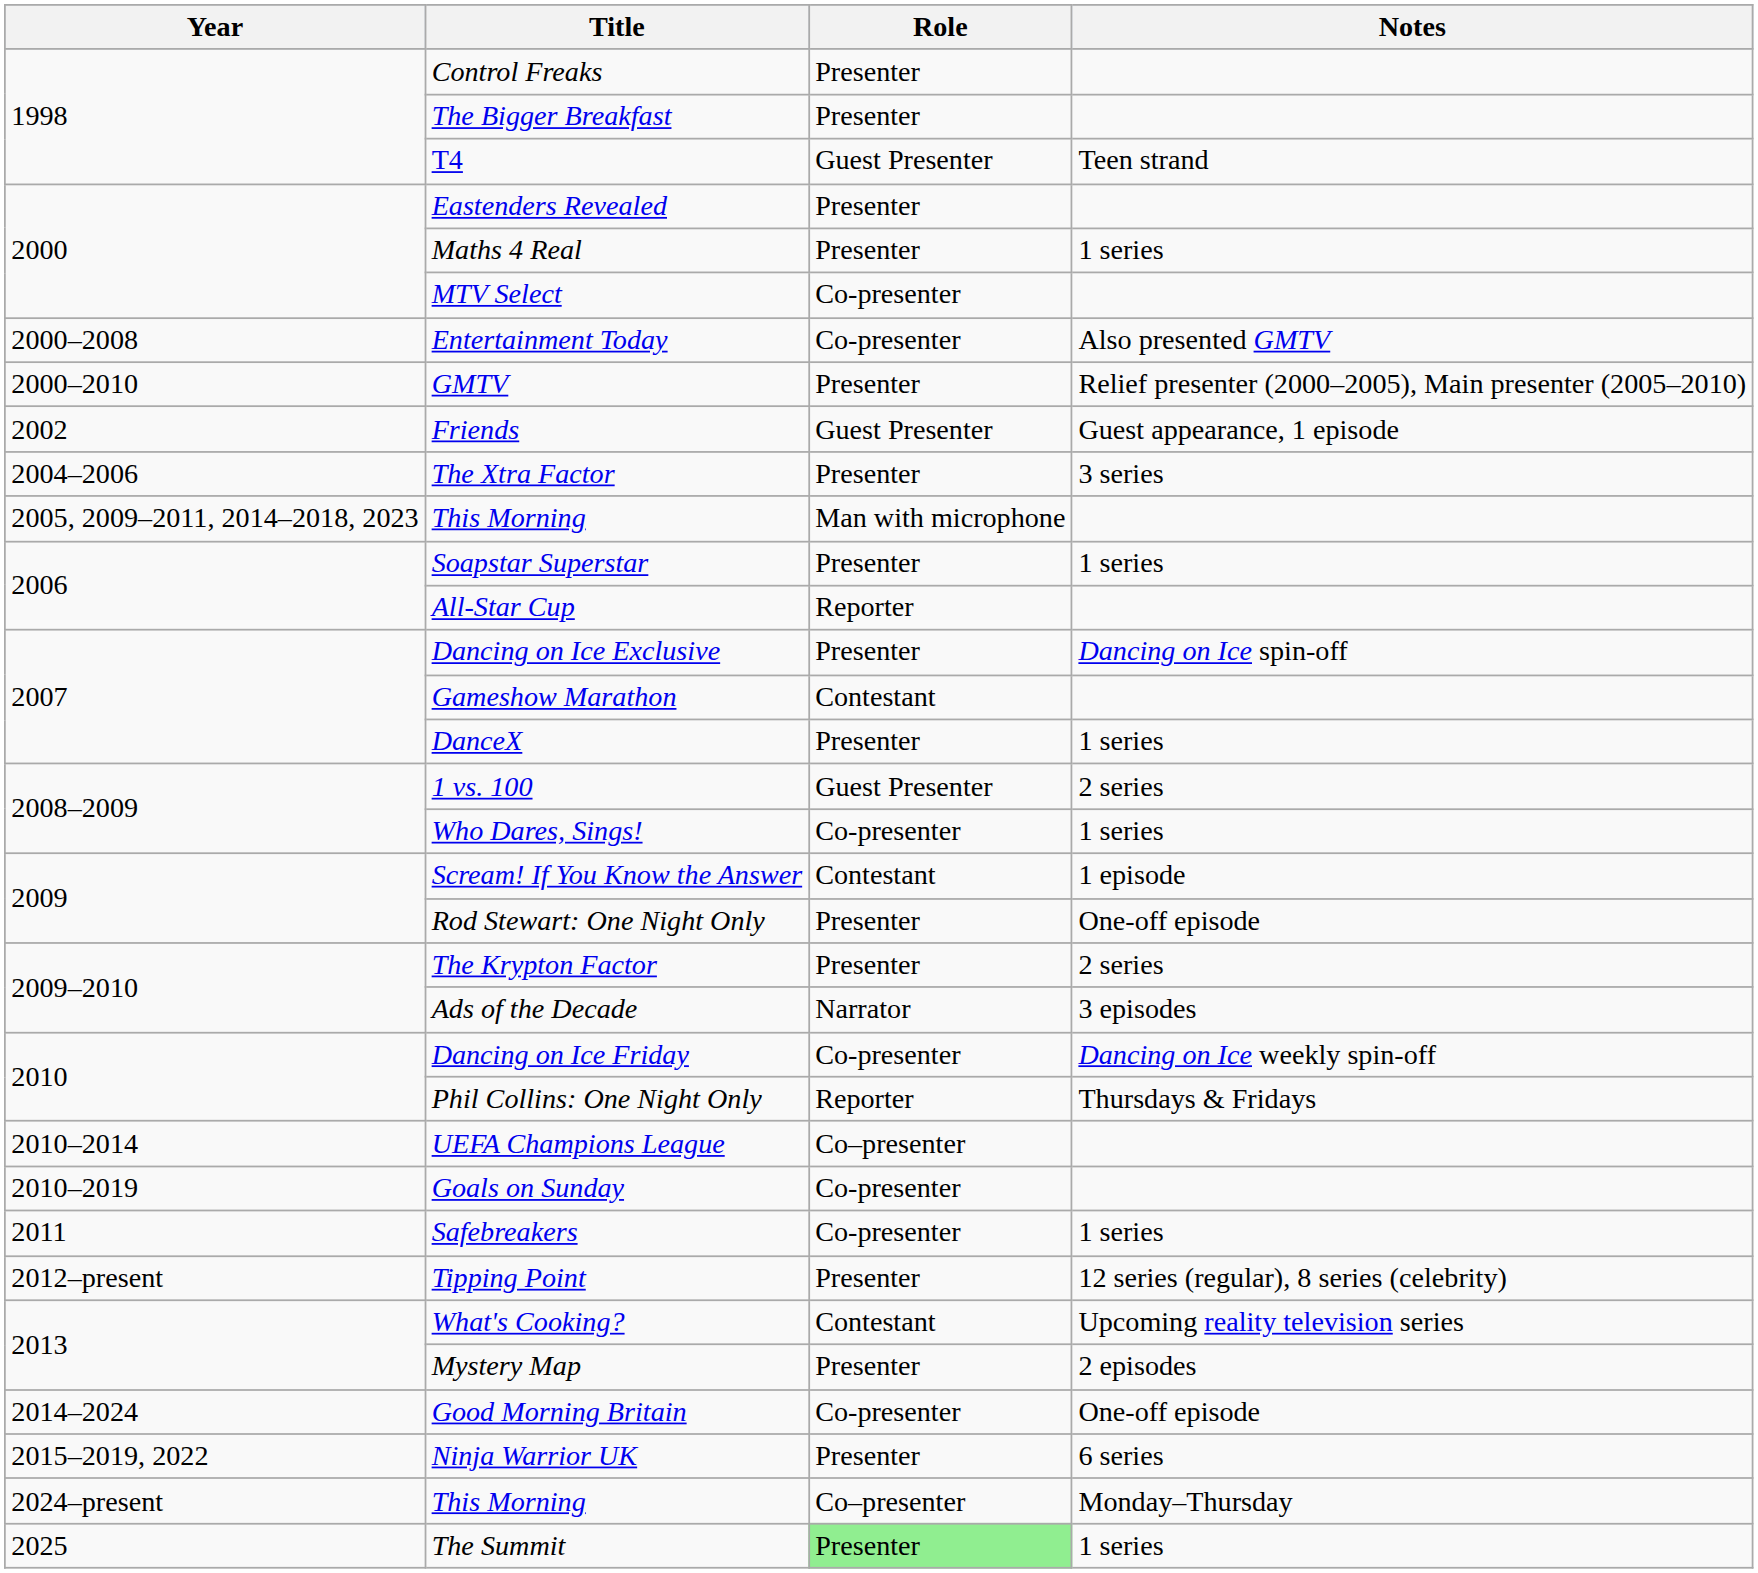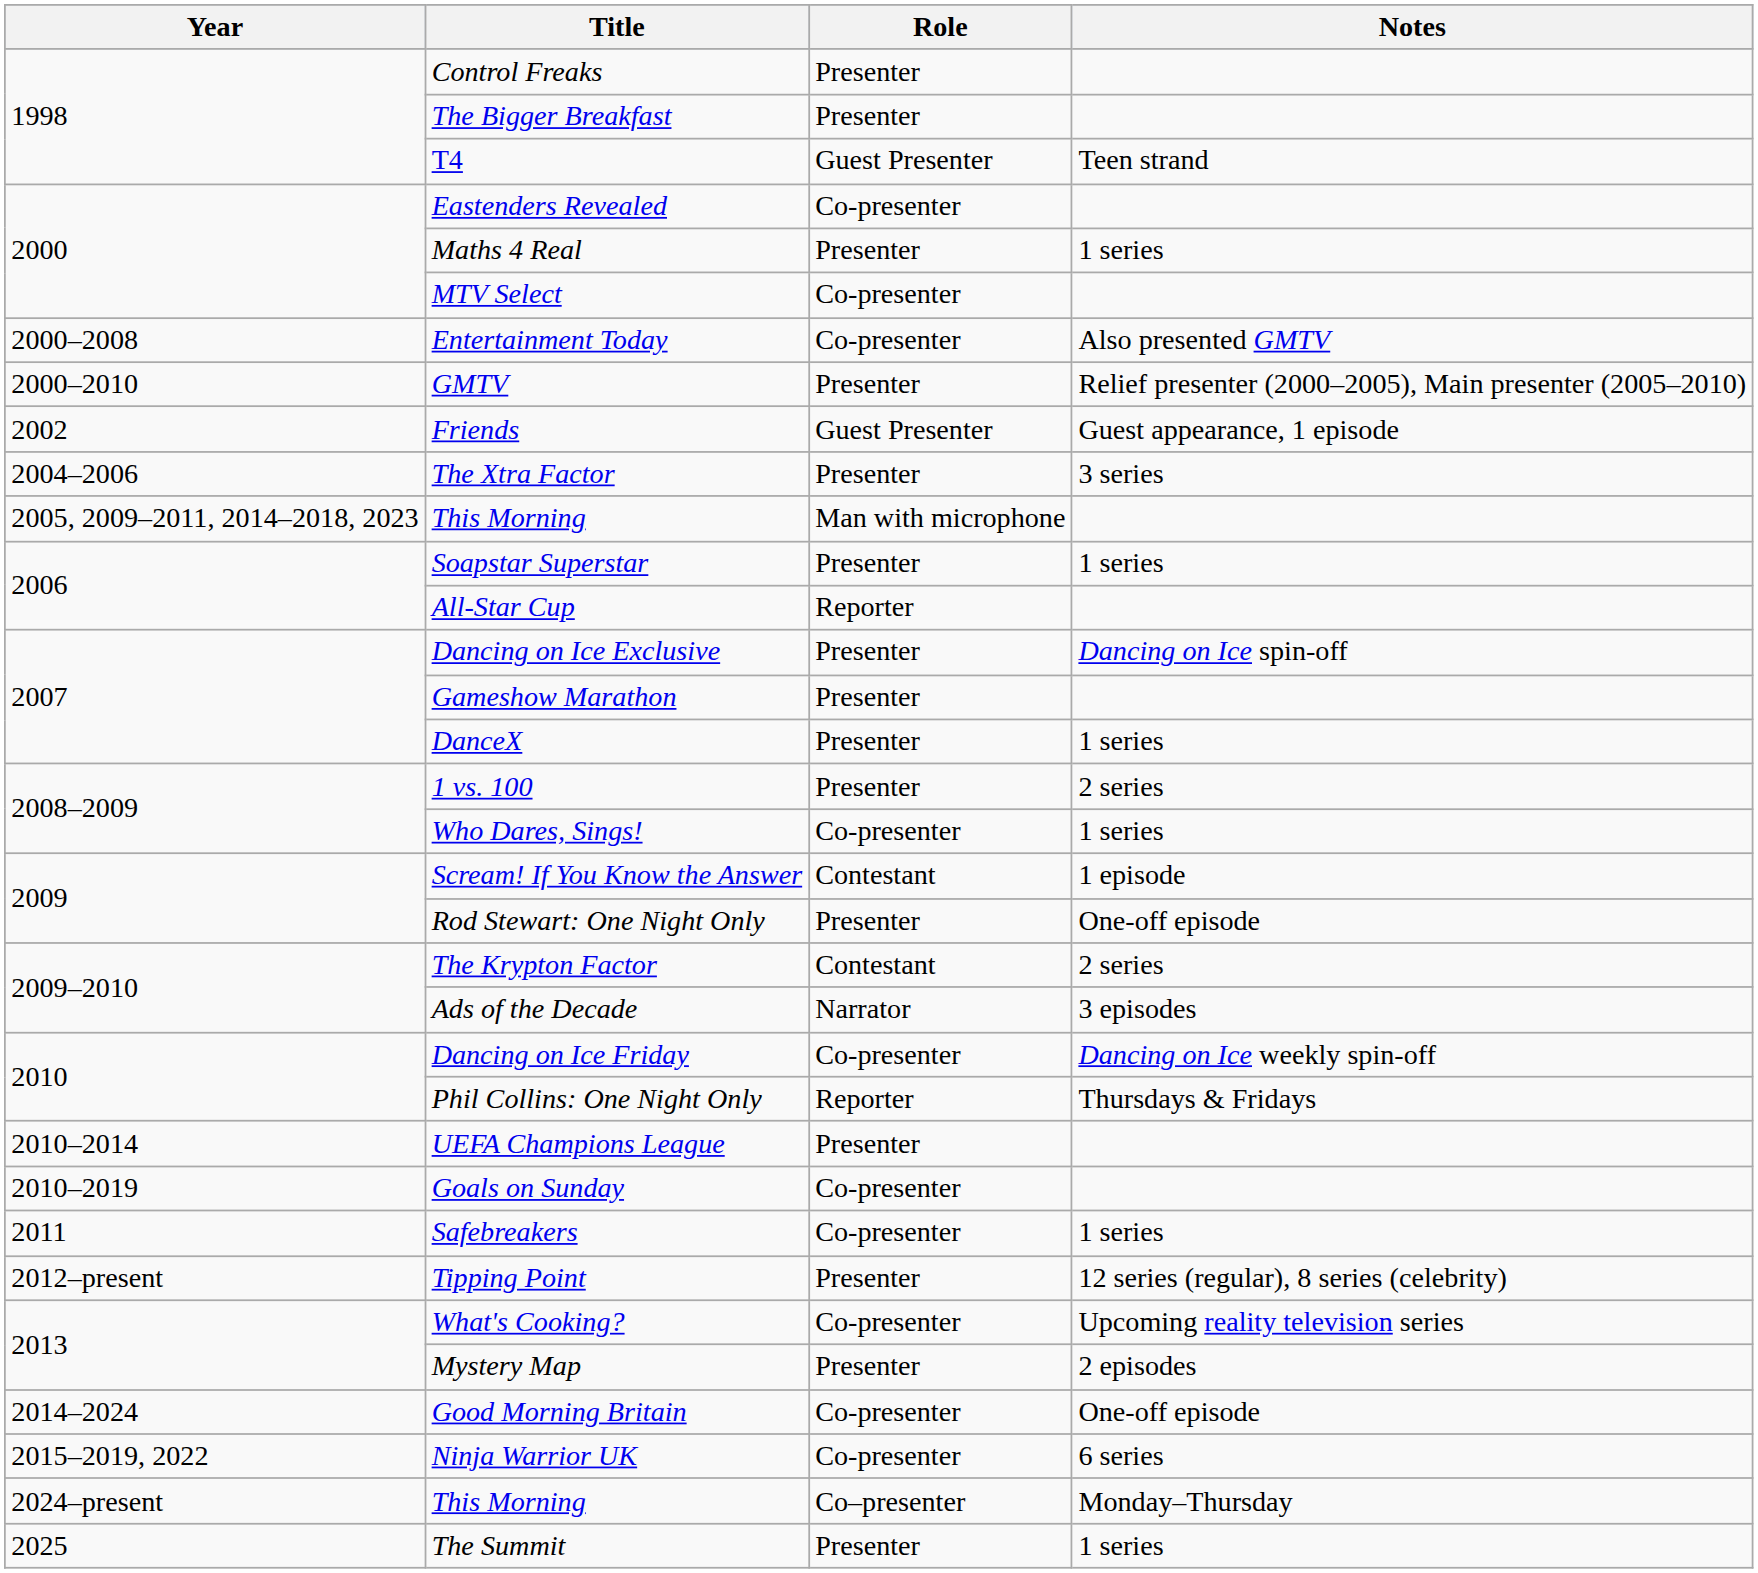(868, 205) Presenter -> (888, 205) Co-presenter
(875, 696) Contestant -> (868, 696) Presenter
(904, 786) Guest Presenter -> (868, 786) Presenter
(868, 964) Presenter -> (875, 964) Contestant
(890, 1143) Co–presenter -> (868, 1143) Presenter
(875, 1321) Contestant -> (888, 1321) Co-presenter
(868, 1455) Presenter -> (888, 1455) Co-presenter
(868, 1545) lightgreen background -> (868, 1545) no background
